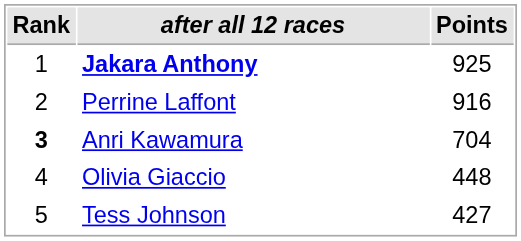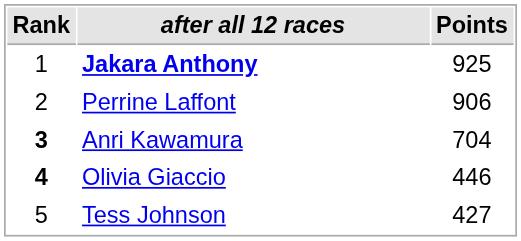(472, 102) 916 -> (472, 102) 906
(41, 178) normal -> (41, 178) bold
(472, 178) 448 -> (472, 178) 446
